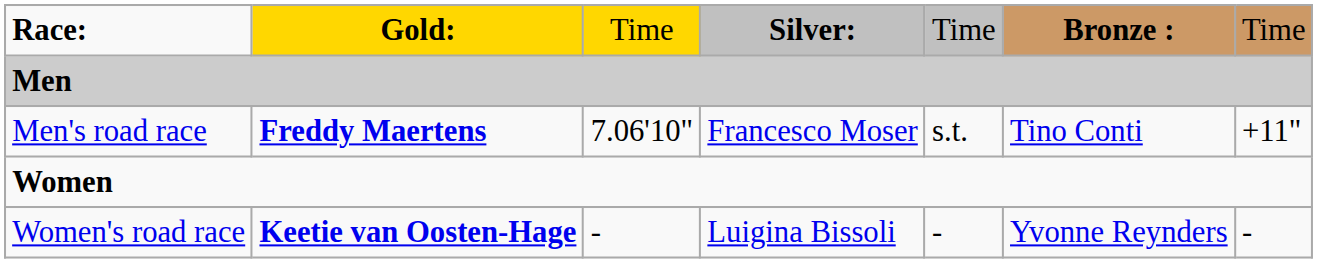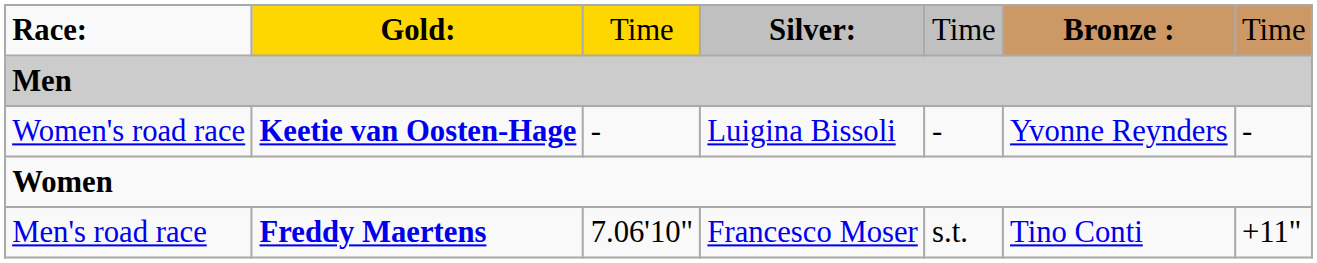rows swapped: (109, 131) <-> (129, 232)
